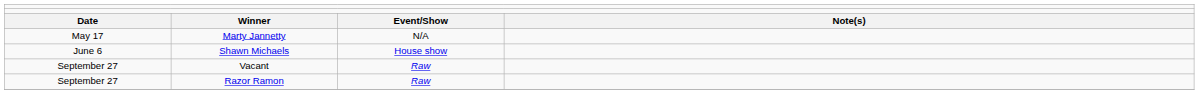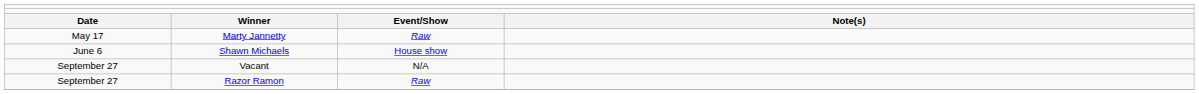(421, 36) N/A -> (421, 36) Raw
(421, 66) Raw -> (421, 66) N/A
